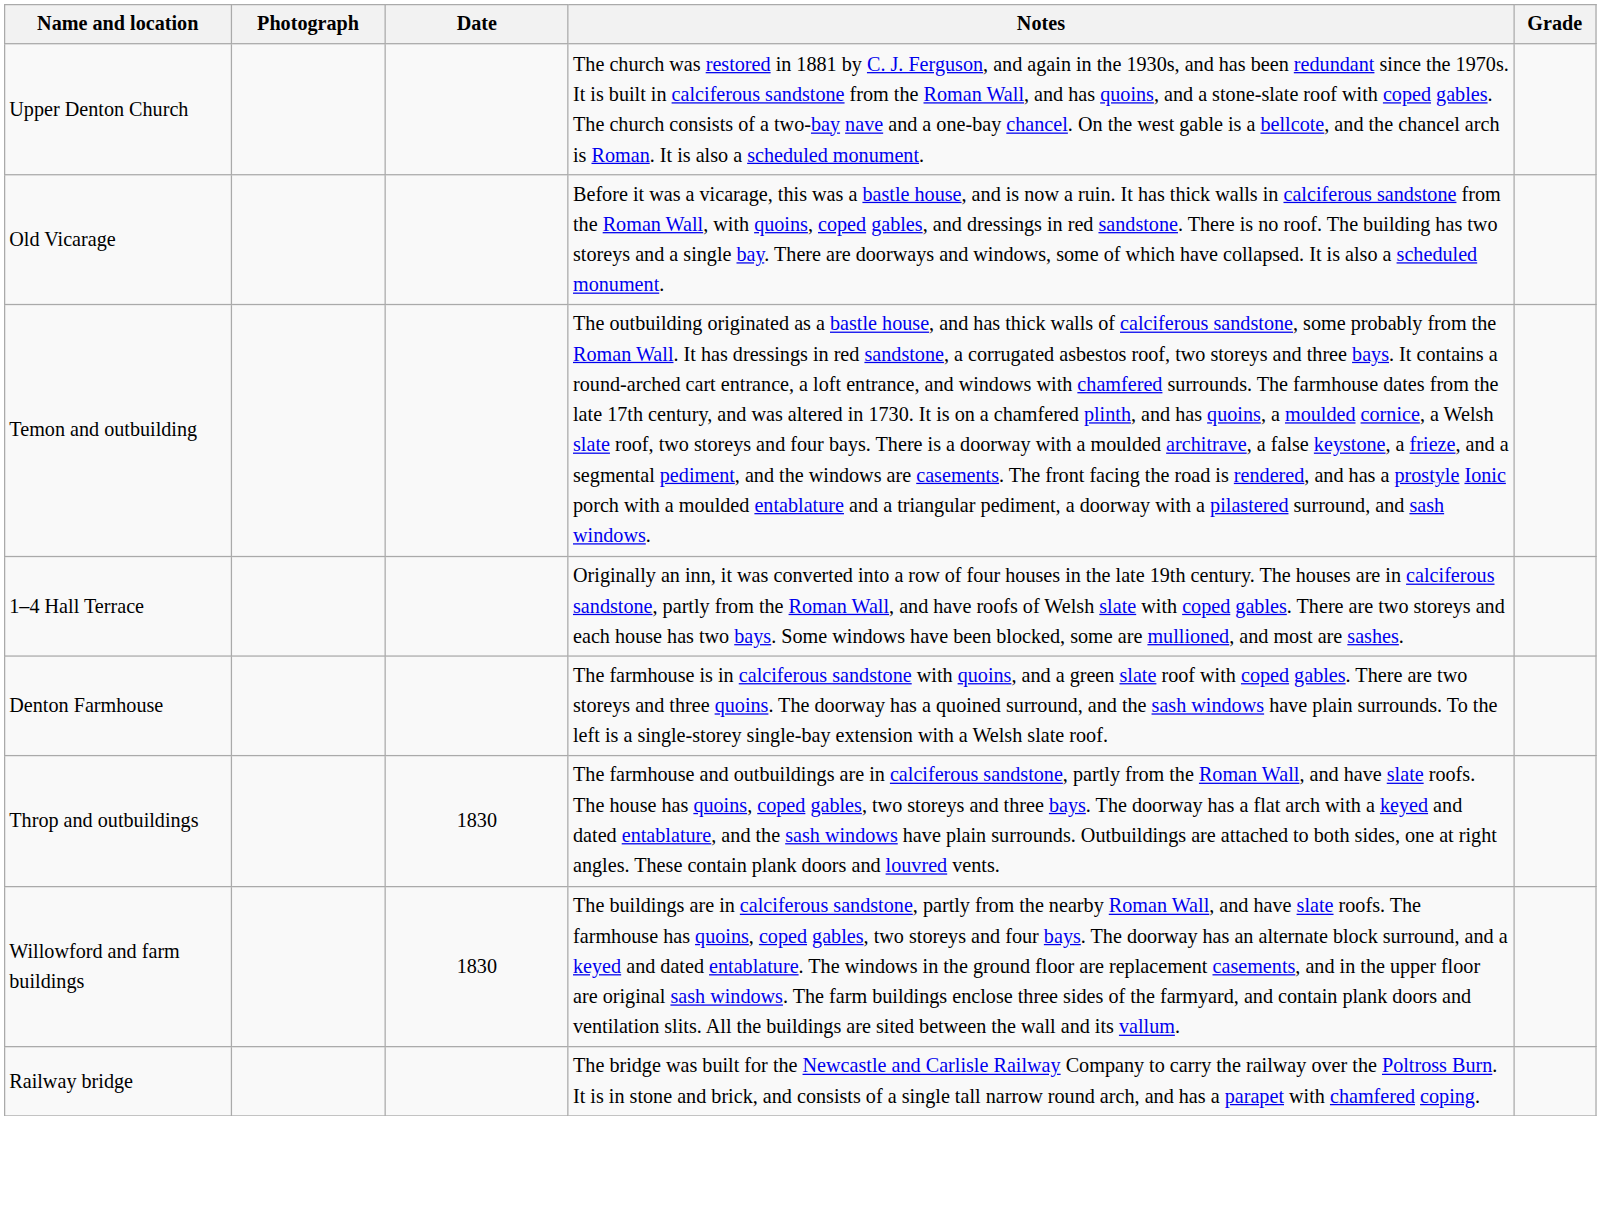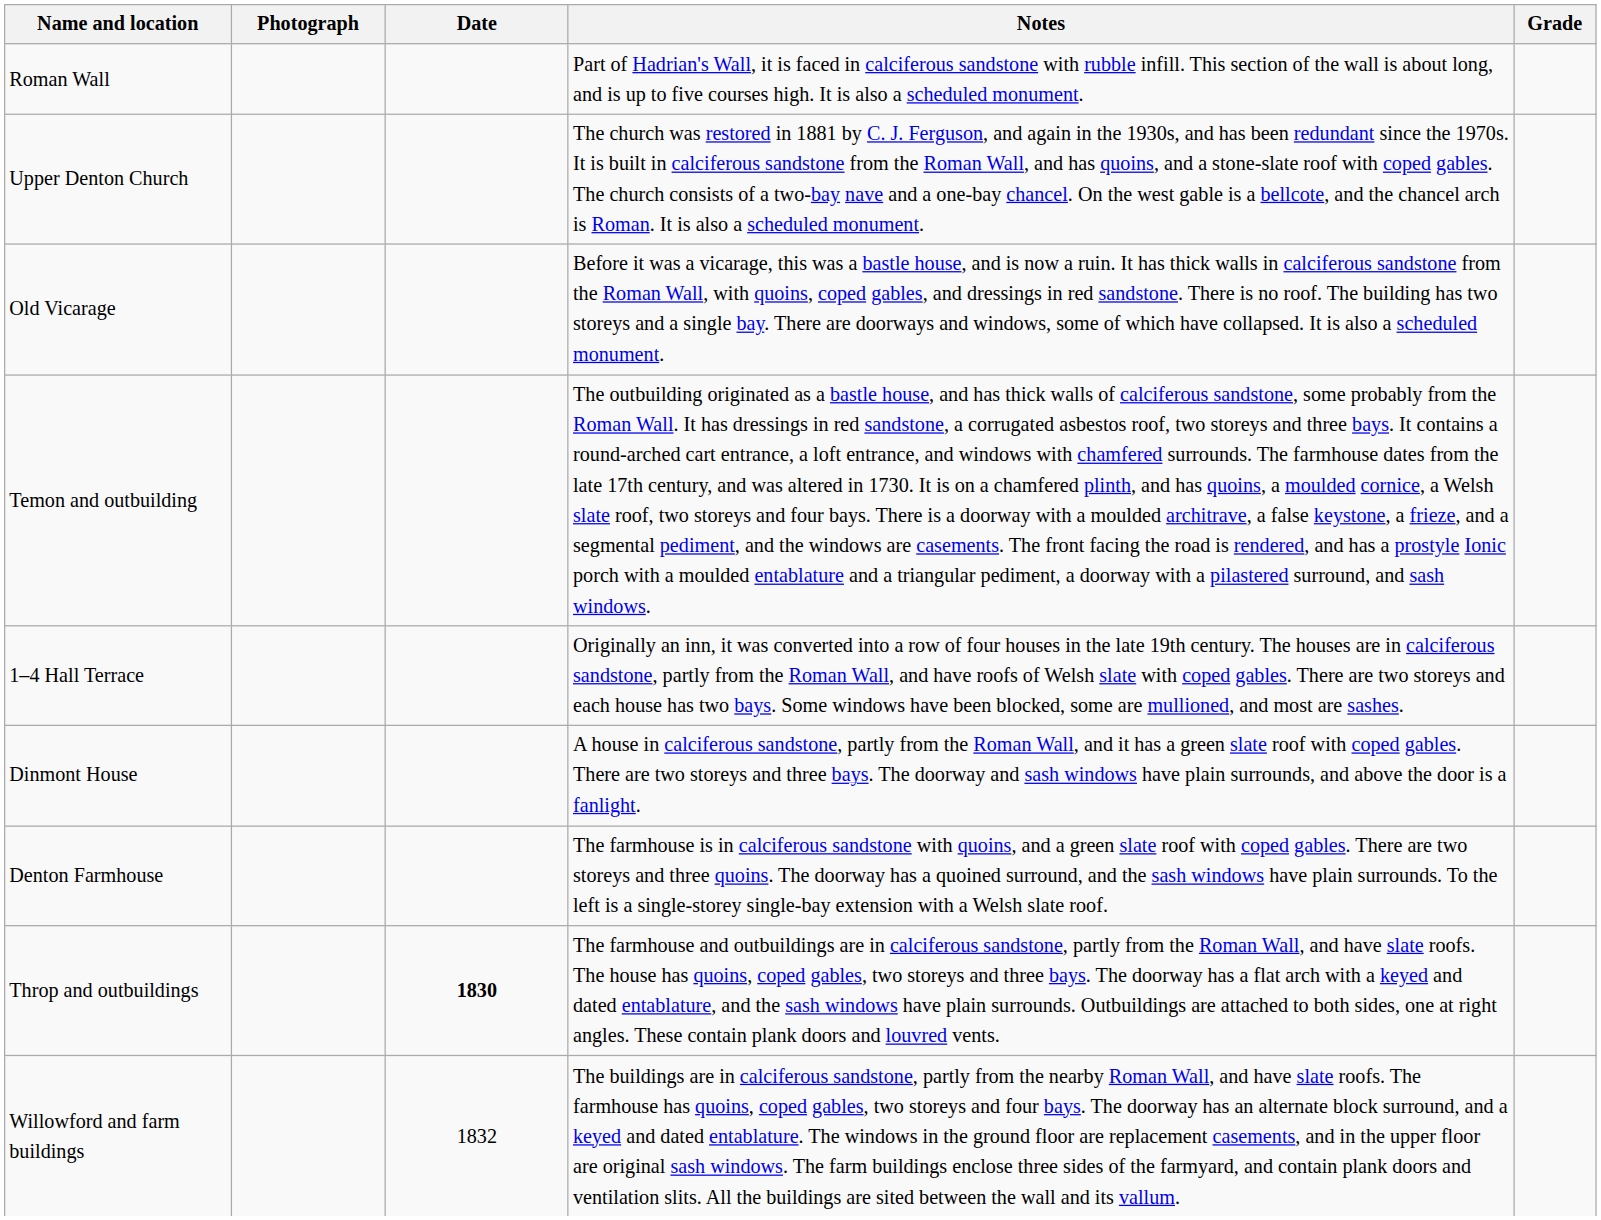+ row: (60, 78)
+ row: (73, 775)
(477, 820) normal -> (477, 990) bold
(477, 966) 1830 -> (477, 1136) 1832
- row: (71, 1081)
